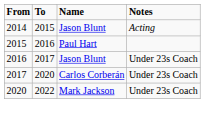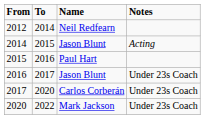+ row: (17, 28)
